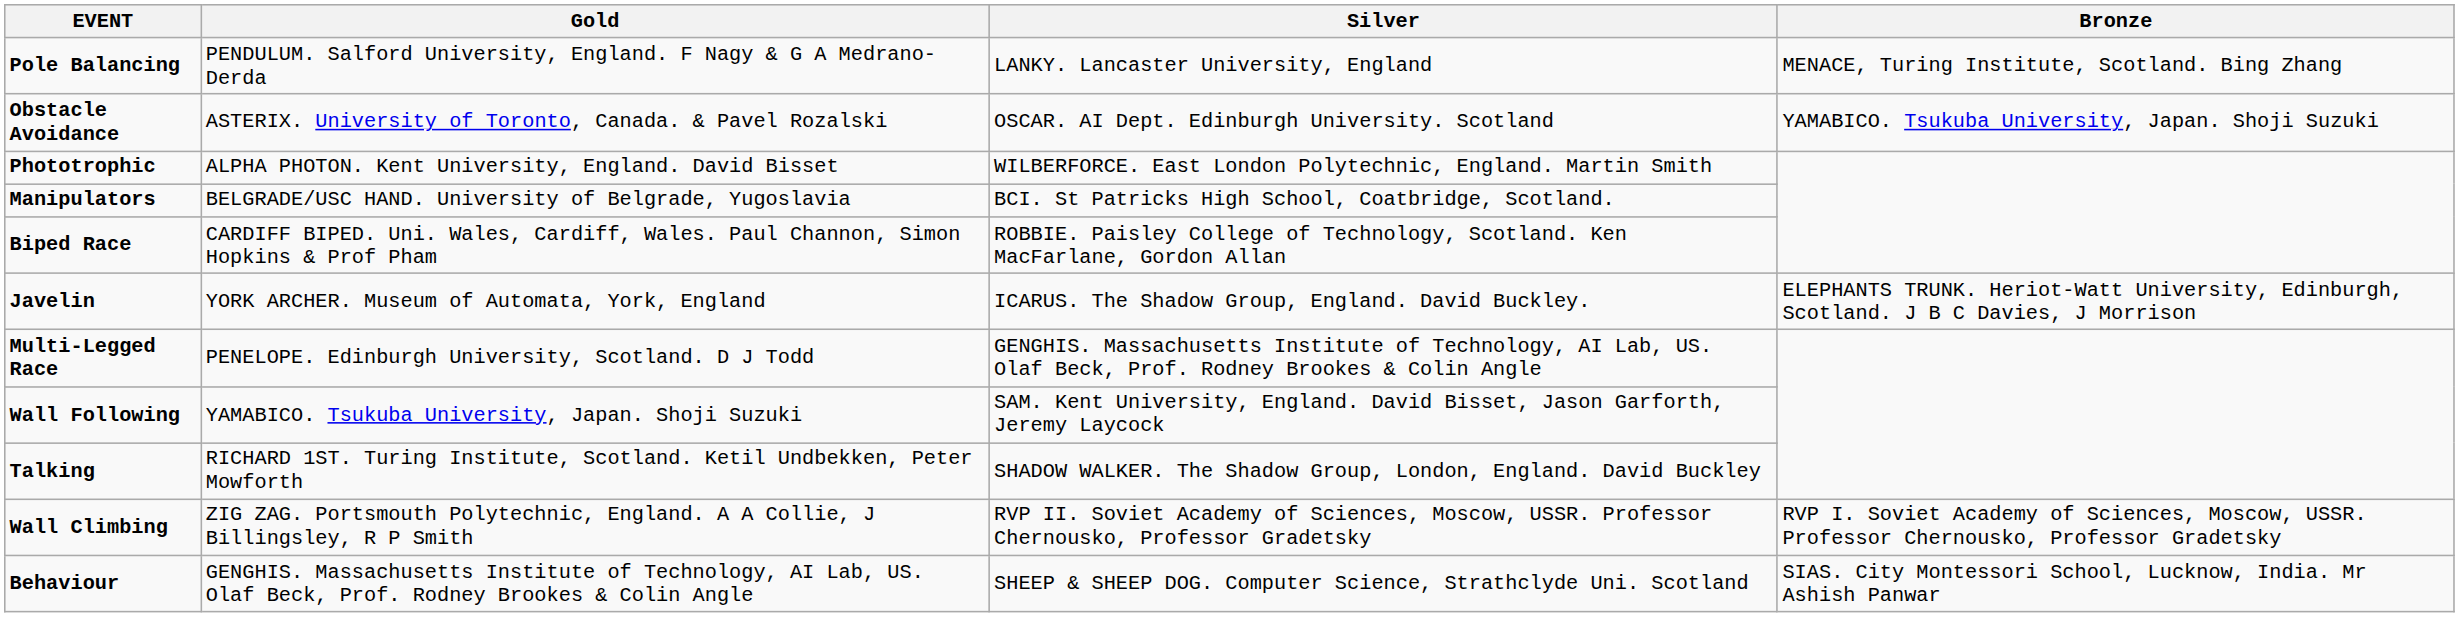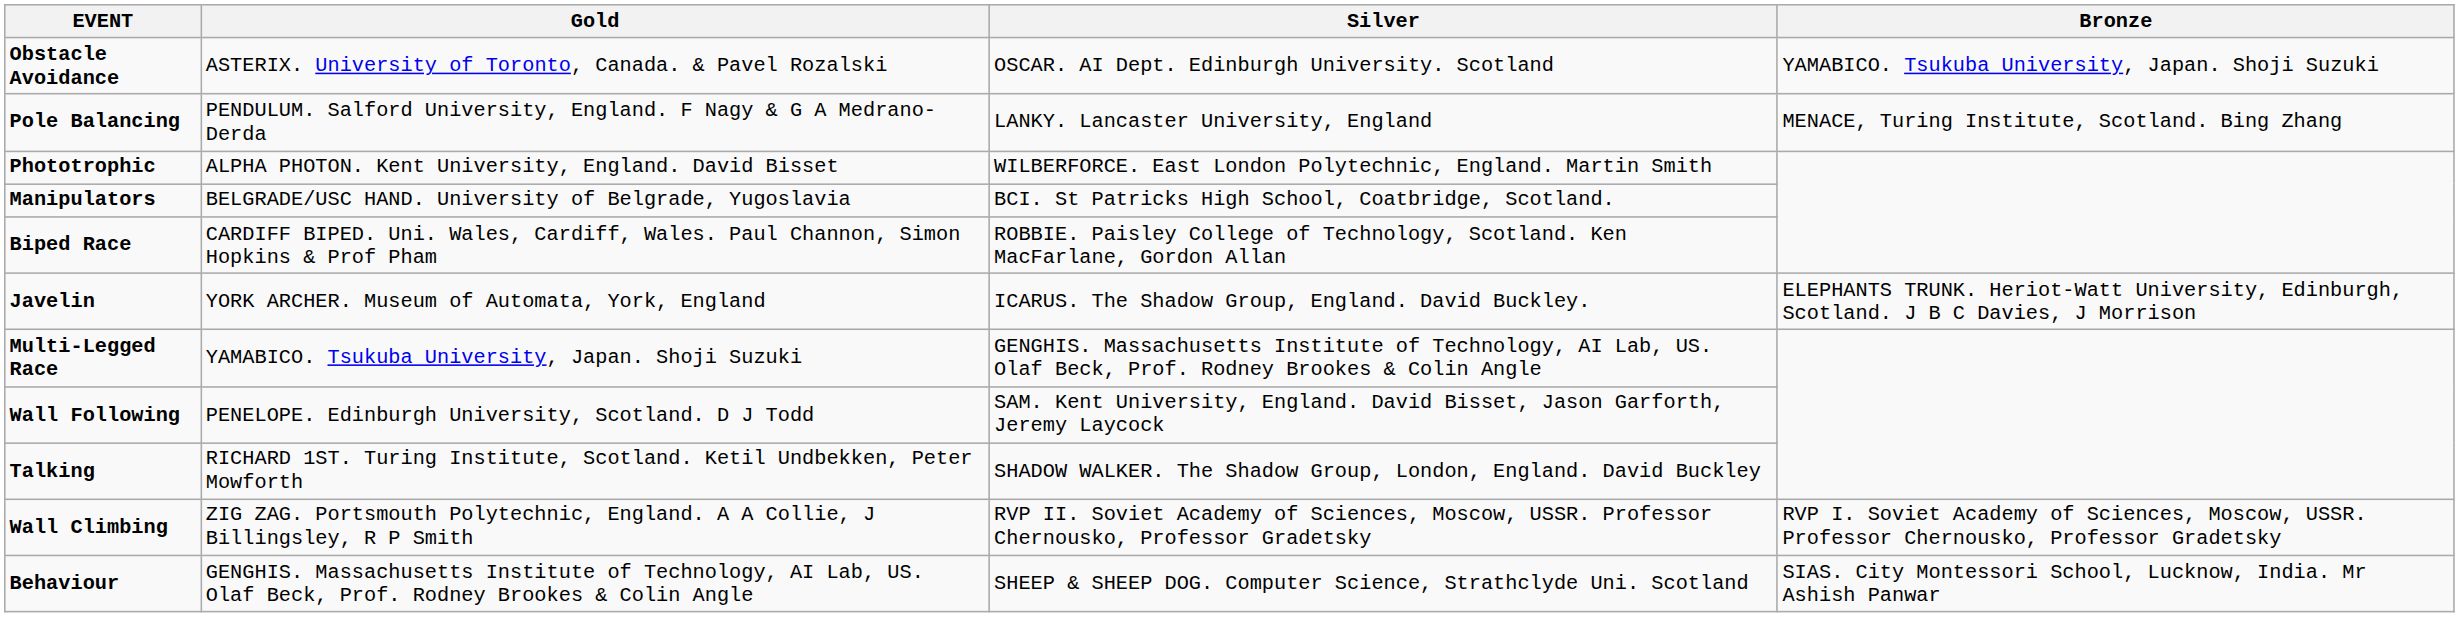rows swapped: (64, 123) <-> (95, 66)
(510, 358) PENELOPE. Edinburgh University, Scotland. D J Todd -> (504, 358) YAMABICO. Tsukuba University, Japan. Shoji Suzuki
(504, 414) YAMABICO. Tsukuba University, Japan. Shoji Suzuki -> (510, 414) PENELOPE. Edinburgh University, Scotland. D J Todd
